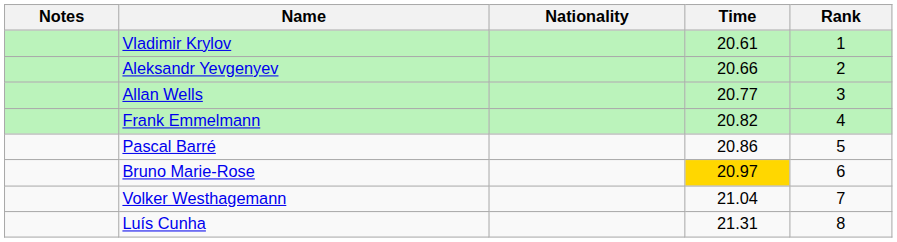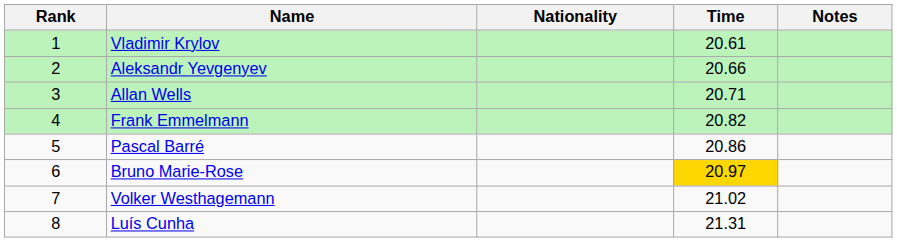columns swapped: (841, 17) <-> (62, 17)
(737, 95) 20.77 -> (726, 95) 20.71
(737, 198) 21.04 -> (726, 198) 21.02
